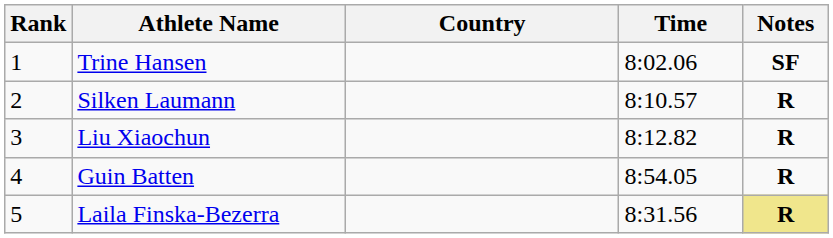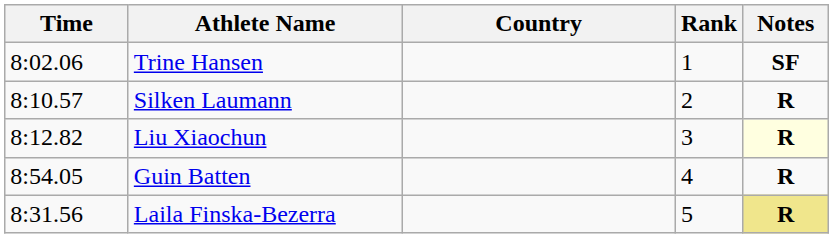columns swapped: (38, 23) <-> (681, 23)
(786, 137) no background -> (786, 137) lightyellow background
